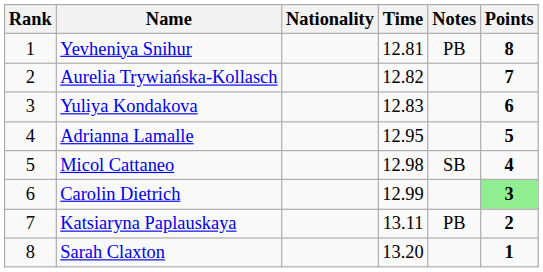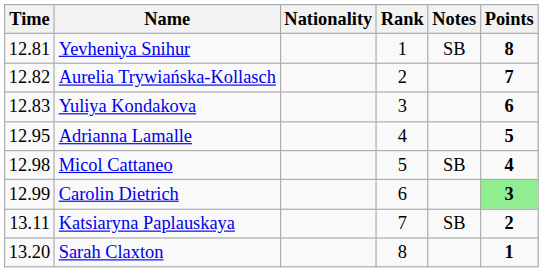columns swapped: (30, 19) <-> (403, 19)
(454, 48) PB -> (454, 48) SB
(454, 223) PB -> (454, 223) SB
